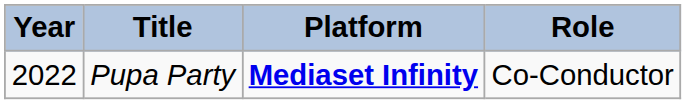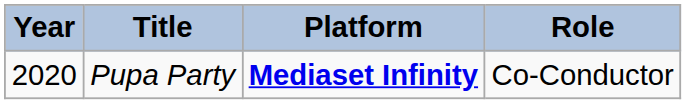(44, 74) 2022 -> (44, 74) 2020
